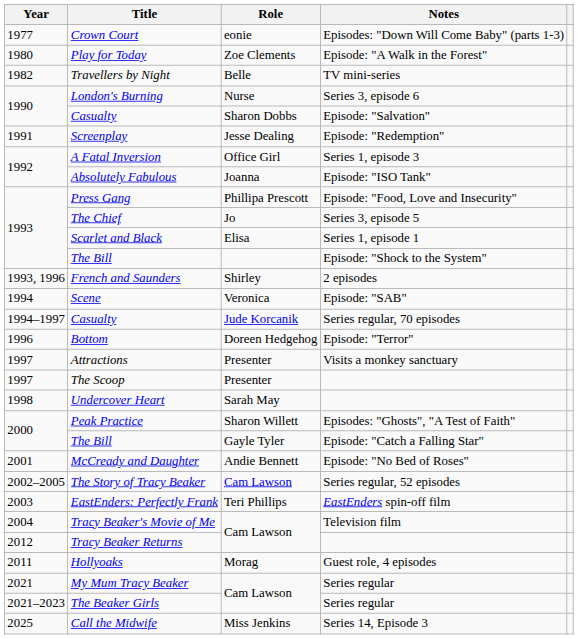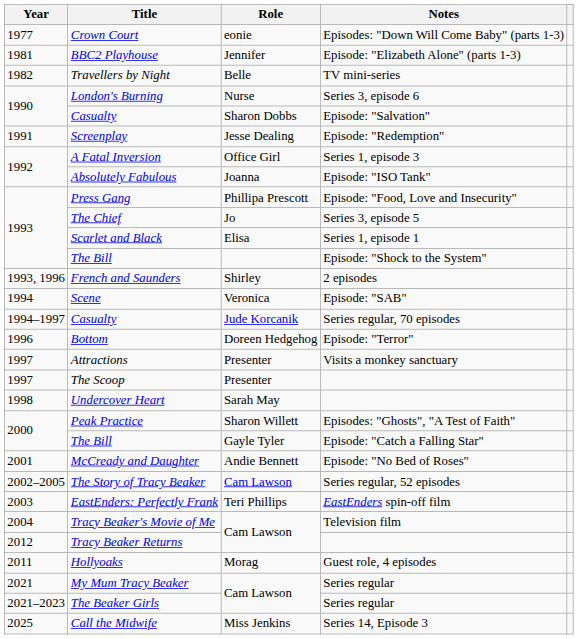- row: (109, 55)
+ row: (114, 55)
